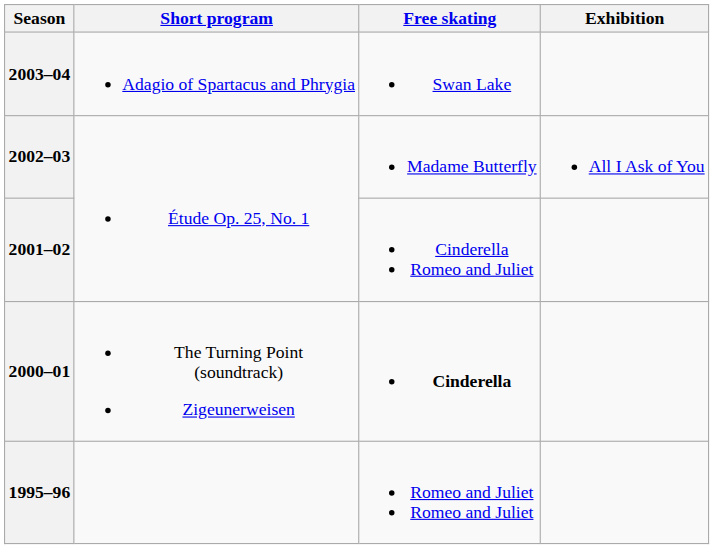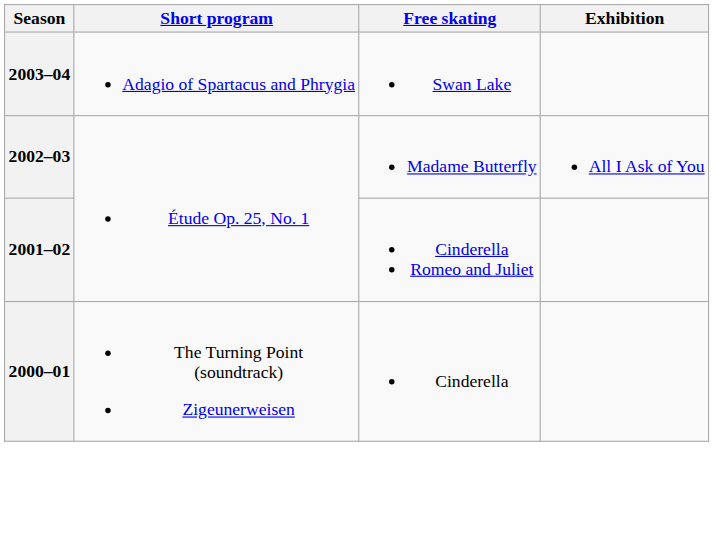(450, 381) bold -> (450, 381) normal
- row: (39, 492)
